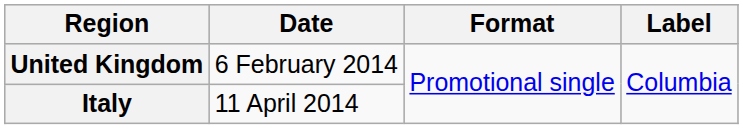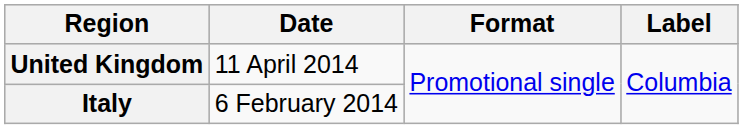(306, 63) 6 February 2014 -> (287, 63) 11 April 2014
(287, 103) 11 April 2014 -> (306, 103) 6 February 2014
